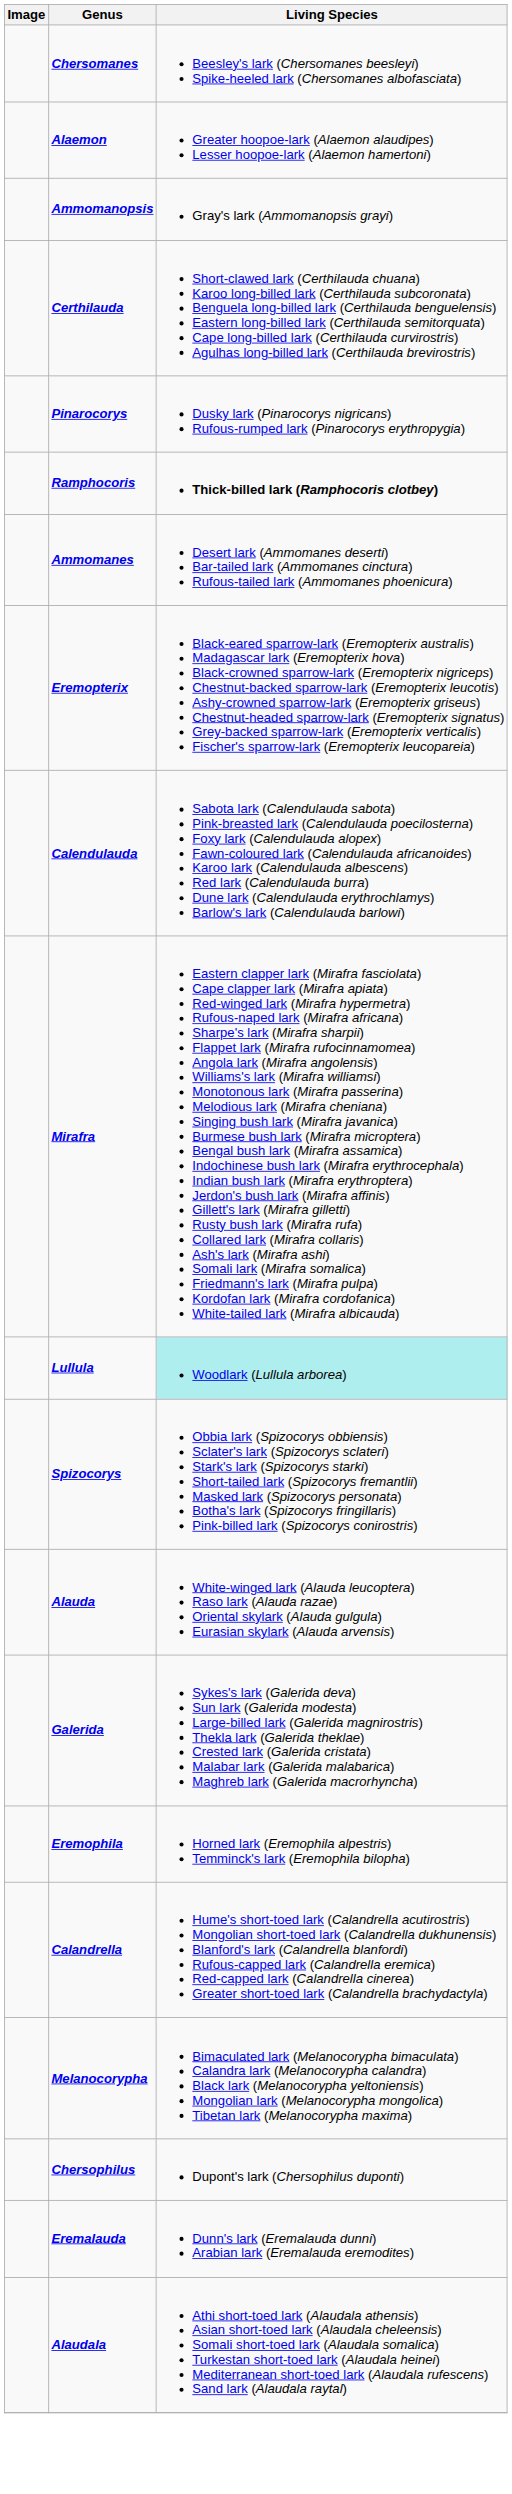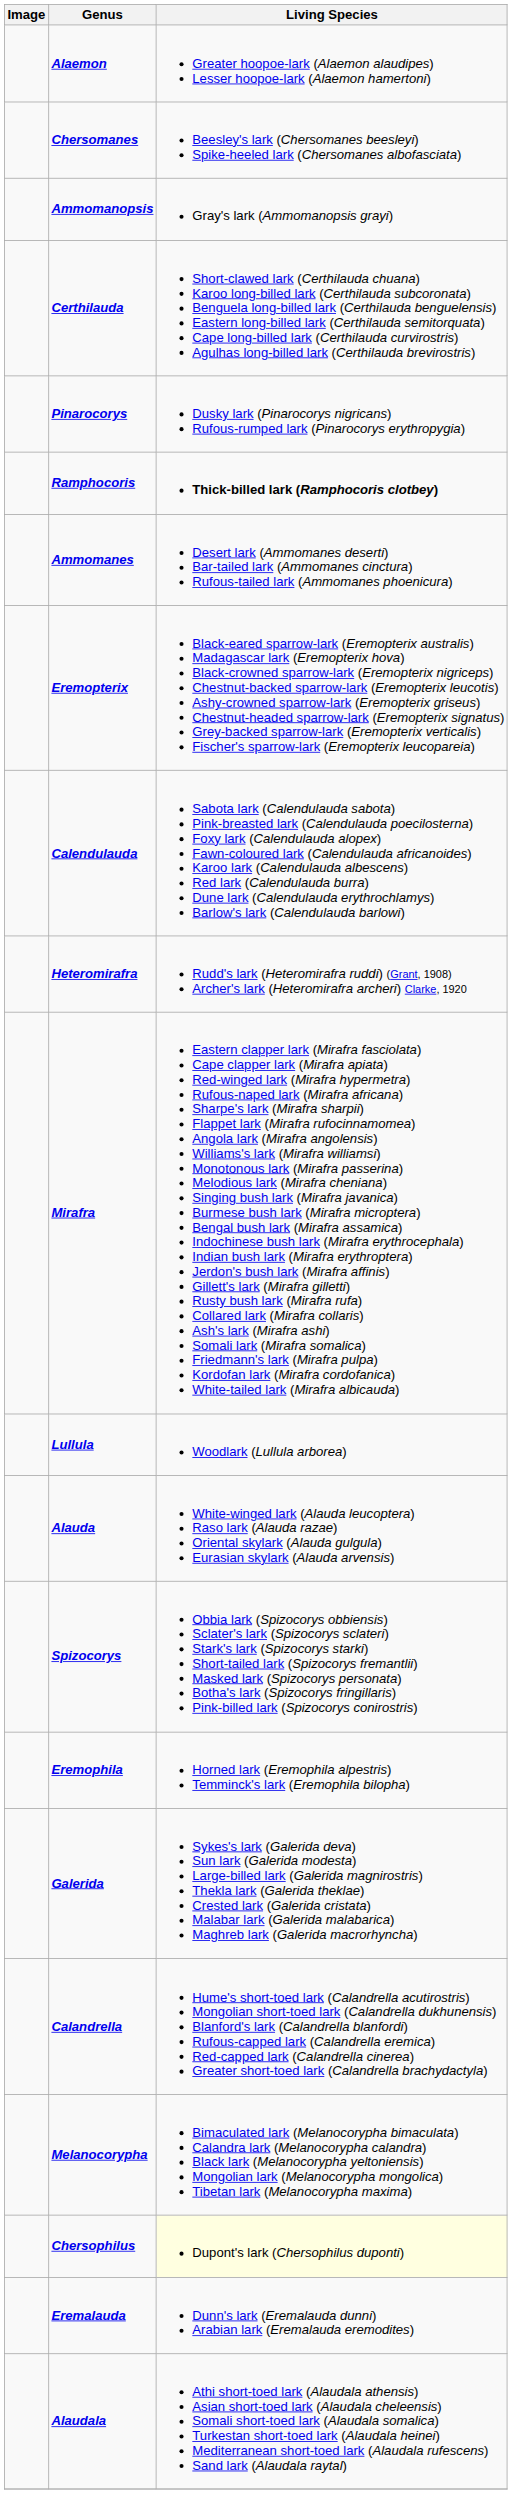rows swapped: (79, 140) <-> (95, 63)
+ row: (94, 974)
(332, 1375) paleturquoise background -> (332, 1452) no background
rows swapped: (86, 1474) <-> (73, 1602)
rows swapped: (78, 1730) <-> (87, 1844)
(332, 2177) no background -> (332, 2254) lightyellow background
